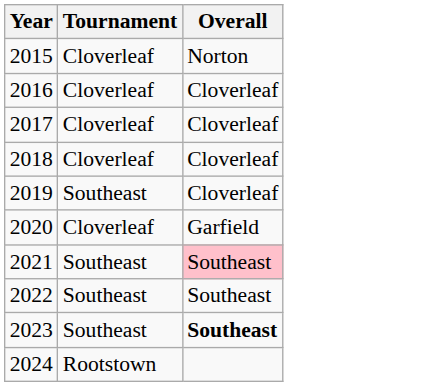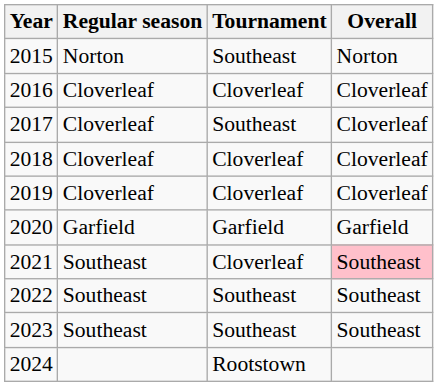+ column: (133, 21)
(108, 55) Cloverleaf -> (254, 55) Southeast
(108, 124) Cloverleaf -> (254, 124) Southeast
(105, 192) Southeast -> (258, 192) Cloverleaf
(108, 227) Cloverleaf -> (248, 227) Garfield
(105, 261) Southeast -> (258, 261) Cloverleaf
(232, 329) bold -> (379, 329) normal
